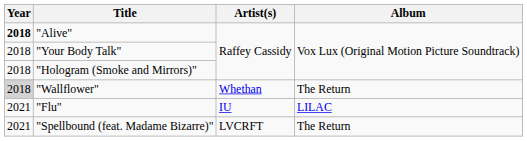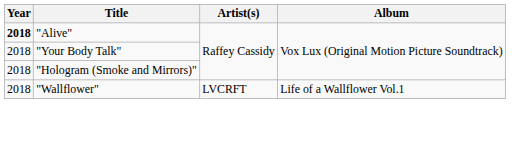(19, 88) lightgrey background -> (19, 88) no background
(240, 88) Whethan -> (224, 88) LVCRFT
(324, 88) The Return -> (342, 88) Life of a Wallflower Vol.1
- row: (49, 107)
- row: (125, 126)
